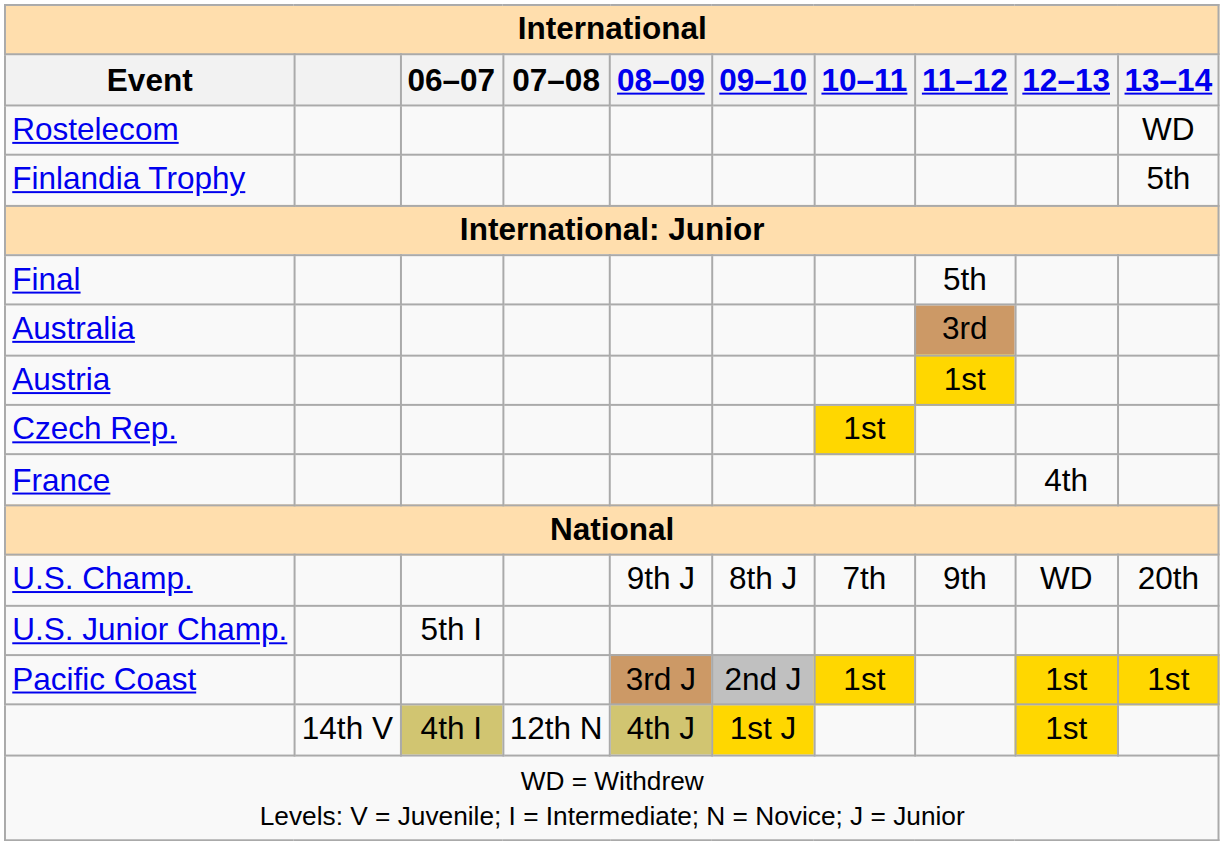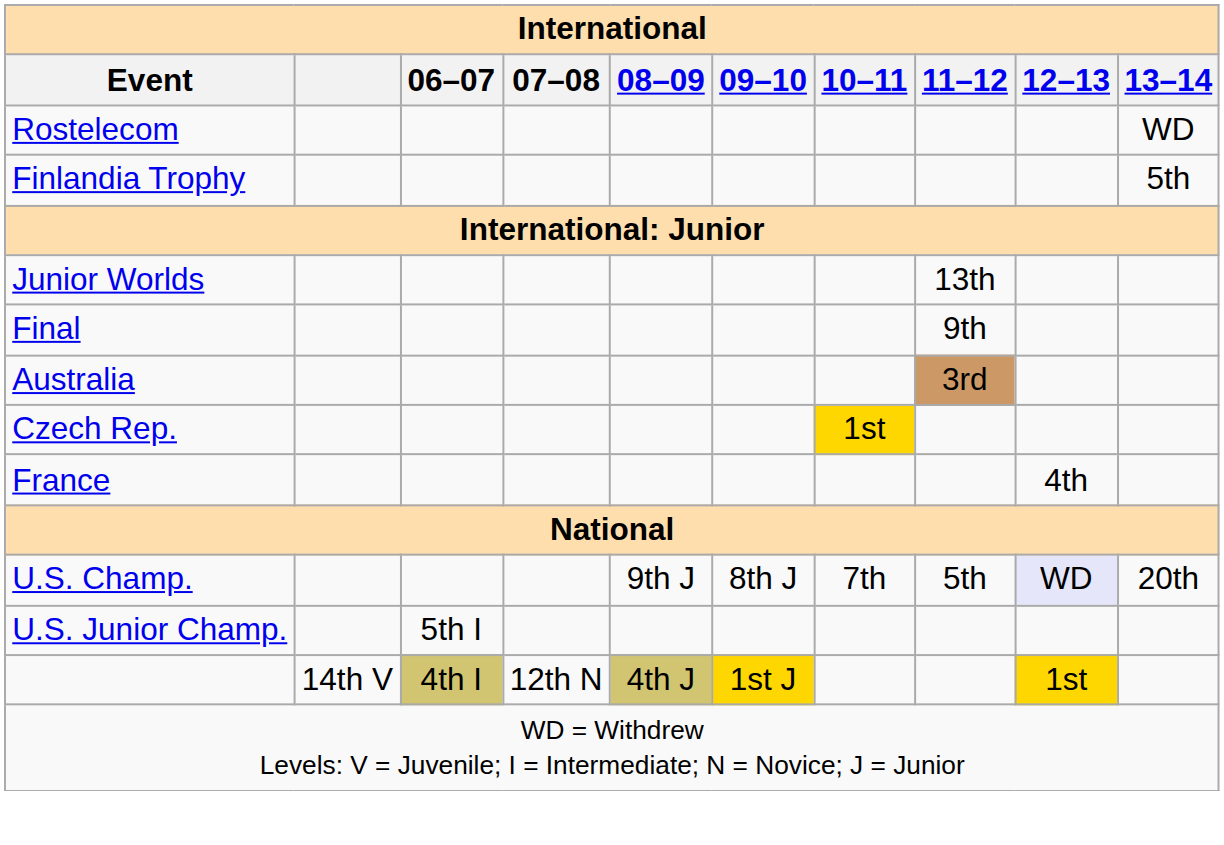+ row: (108, 279)
(965, 279) 5th -> (965, 329) 9th
- row: (61, 379)
(965, 579) 9th -> (965, 579) 5th
(1066, 579) no background -> (1066, 579) lavender background
- row: (104, 679)
